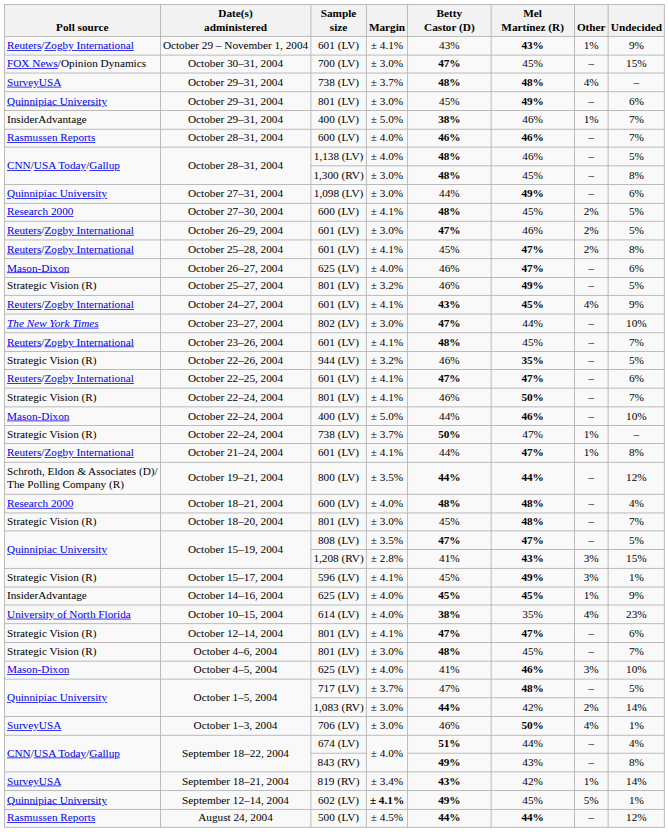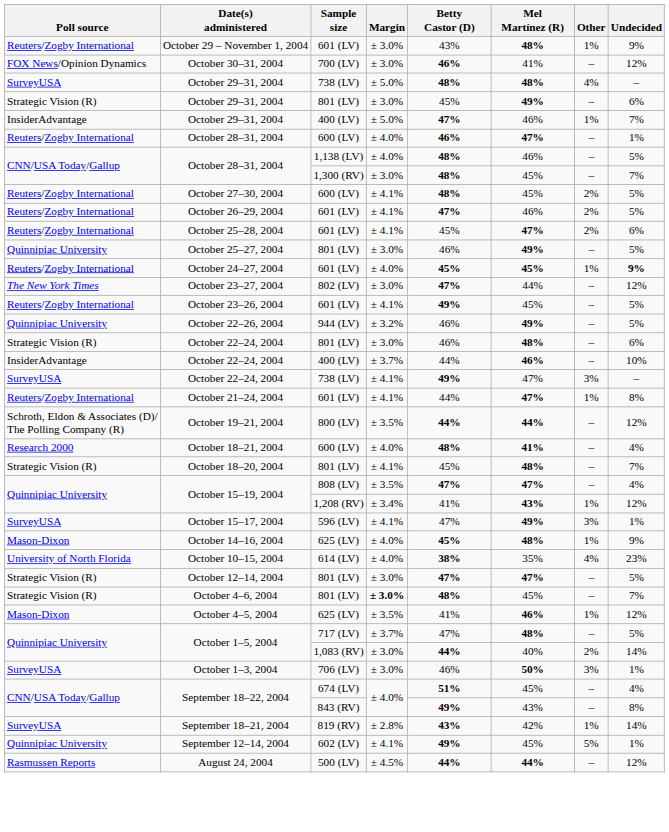(387, 45) ± 4.1% -> (387, 45) ± 3.0%
(533, 45) 43% -> (533, 45) 48%
(449, 64) 47% -> (449, 64) 46%
(533, 64) 45% -> (533, 64) 41%
(636, 64) 15% -> (636, 64) 12%
(387, 82) ± 3.7% -> (387, 82) ± 5.0%
(57, 101) Quinnipiac University -> (52, 101) Strategic Vision (R)
(449, 120) 38% -> (449, 120) 47%
(51, 138) Rasmussen Reports -> (70, 138) Reuters/Zogby International
(533, 138) 46% -> (533, 138) 47%
(636, 138) 7% -> (636, 138) 1%
(636, 175) 8% -> (636, 175) 7%
- row: (236, 194)
(40, 212) Research 2000 -> (70, 194) Reuters/Zogby International
(387, 231) ± 3.0% -> (387, 212) ± 4.1%
(636, 249) 8% -> (636, 231) 6%
- row: (236, 268)
(52, 286) Strategic Vision (R) -> (57, 249) Quinnipiac University
(387, 286) ± 3.2% -> (387, 249) ± 3.0%
(387, 305) ± 4.1% -> (387, 268) ± 4.0%
(449, 305) 43% -> (449, 268) 45%
(591, 305) 4% -> (591, 268) 1%
(636, 305) normal -> (636, 268) bold
(636, 323) 10% -> (636, 286) 12%
(449, 342) 48% -> (449, 305) 49%
(636, 342) 7% -> (636, 305) 5%
(52, 360) Strategic Vision (R) -> (57, 323) Quinnipiac University
(533, 360) 35% -> (533, 323) 49%
- row: (236, 379)
(387, 397) ± 4.1% -> (387, 342) ± 3.0%
(533, 397) 50% -> (533, 342) 48%
(636, 397) 7% -> (636, 342) 6%
(38, 416) Mason-Dixon -> (47, 360) InsiderAdvantage
(387, 416) ± 5.0% -> (387, 360) ± 3.7%
(52, 434) Strategic Vision (R) -> (34, 379) SurveyUSA
(387, 434) ± 3.7% -> (387, 379) ± 4.1%
(449, 434) 50% -> (449, 379) 49%
(591, 434) 1% -> (591, 379) 3%
(533, 503) 48% -> (533, 448) 41%
(387, 522) ± 3.0% -> (387, 466) ± 4.1%
(636, 540) 5% -> (636, 485) 4%
(387, 559) ± 2.8% -> (387, 503) ± 3.4%
(591, 559) 3% -> (591, 503) 1%
(636, 559) 15% -> (636, 503) 12%
(52, 577) Strategic Vision (R) -> (34, 522) SurveyUSA
(449, 577) 45% -> (449, 522) 47%
(47, 596) InsiderAdvantage -> (38, 540) Mason-Dixon
(533, 596) 45% -> (533, 540) 48%
(387, 633) ± 4.1% -> (387, 577) ± 3.0%
(636, 633) 6% -> (636, 577) 5%
(387, 651) normal -> (387, 596) bold
(387, 670) ± 4.0% -> (387, 614) ± 3.5%
(591, 670) 3% -> (591, 614) 1%
(636, 670) 10% -> (636, 614) 12%
(533, 707) 42% -> (533, 651) 40%
(591, 726) 4% -> (591, 670) 3%
(533, 744) 44% -> (533, 689) 45%
(387, 781) ± 3.4% -> (387, 726) ± 2.8%
(387, 800) bold -> (387, 744) normal
